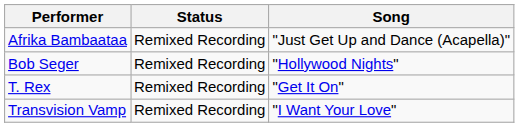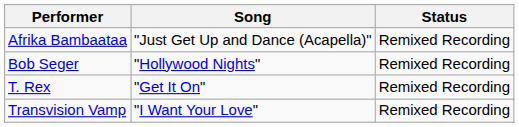columns swapped: (391, 16) <-> (200, 16)
